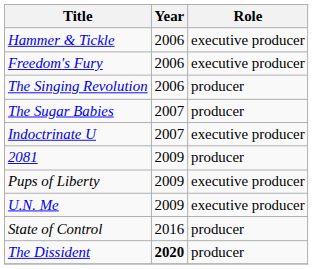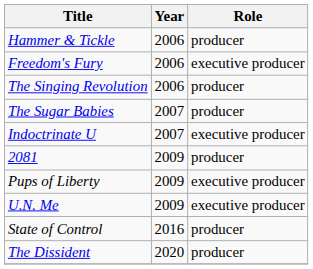(248, 39) executive producer -> (218, 39) producer
(169, 252) bold -> (169, 252) normal
